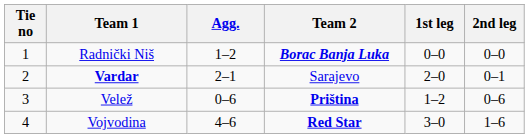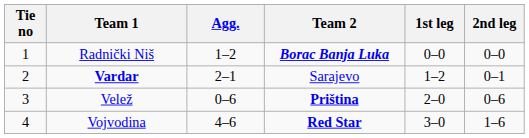(434, 76) 2–0 -> (434, 76) 1–2
(434, 99) 1–2 -> (434, 99) 2–0
